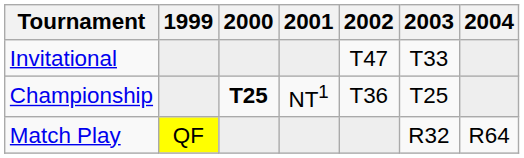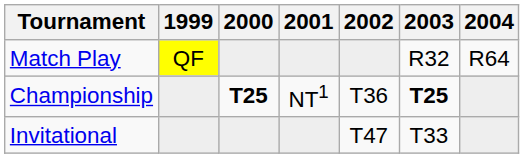rows swapped: (65, 134) <-> (63, 57)
(429, 96) normal -> (429, 96) bold
